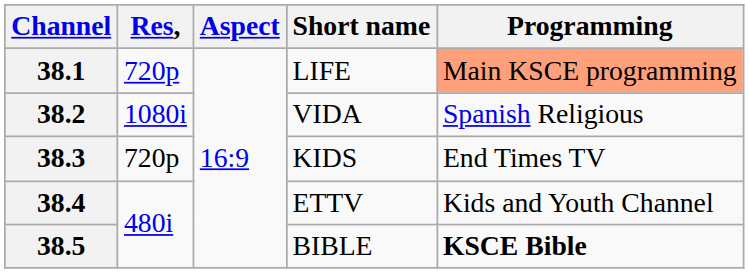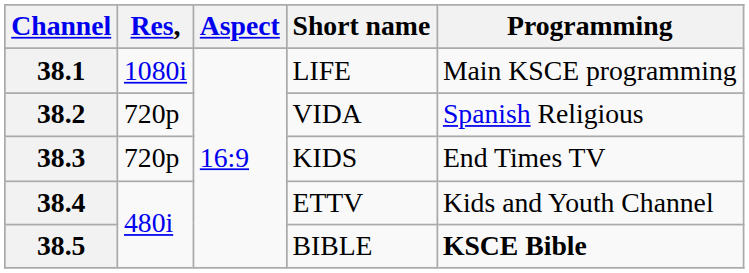(152, 70) 720p -> (156, 70) 1080i
(590, 70) lightsalmon background -> (590, 70) no background
(156, 114) 1080i -> (152, 114) 720p
